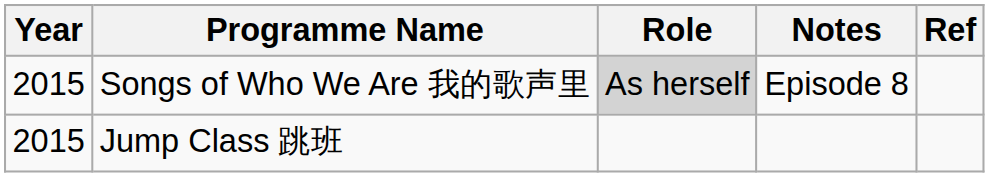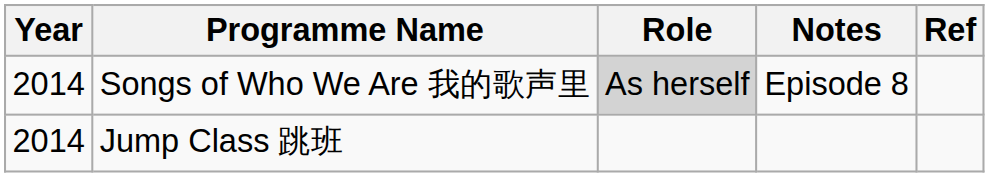(49, 84) 2015 -> (49, 84) 2014
(49, 142) 2015 -> (49, 142) 2014
